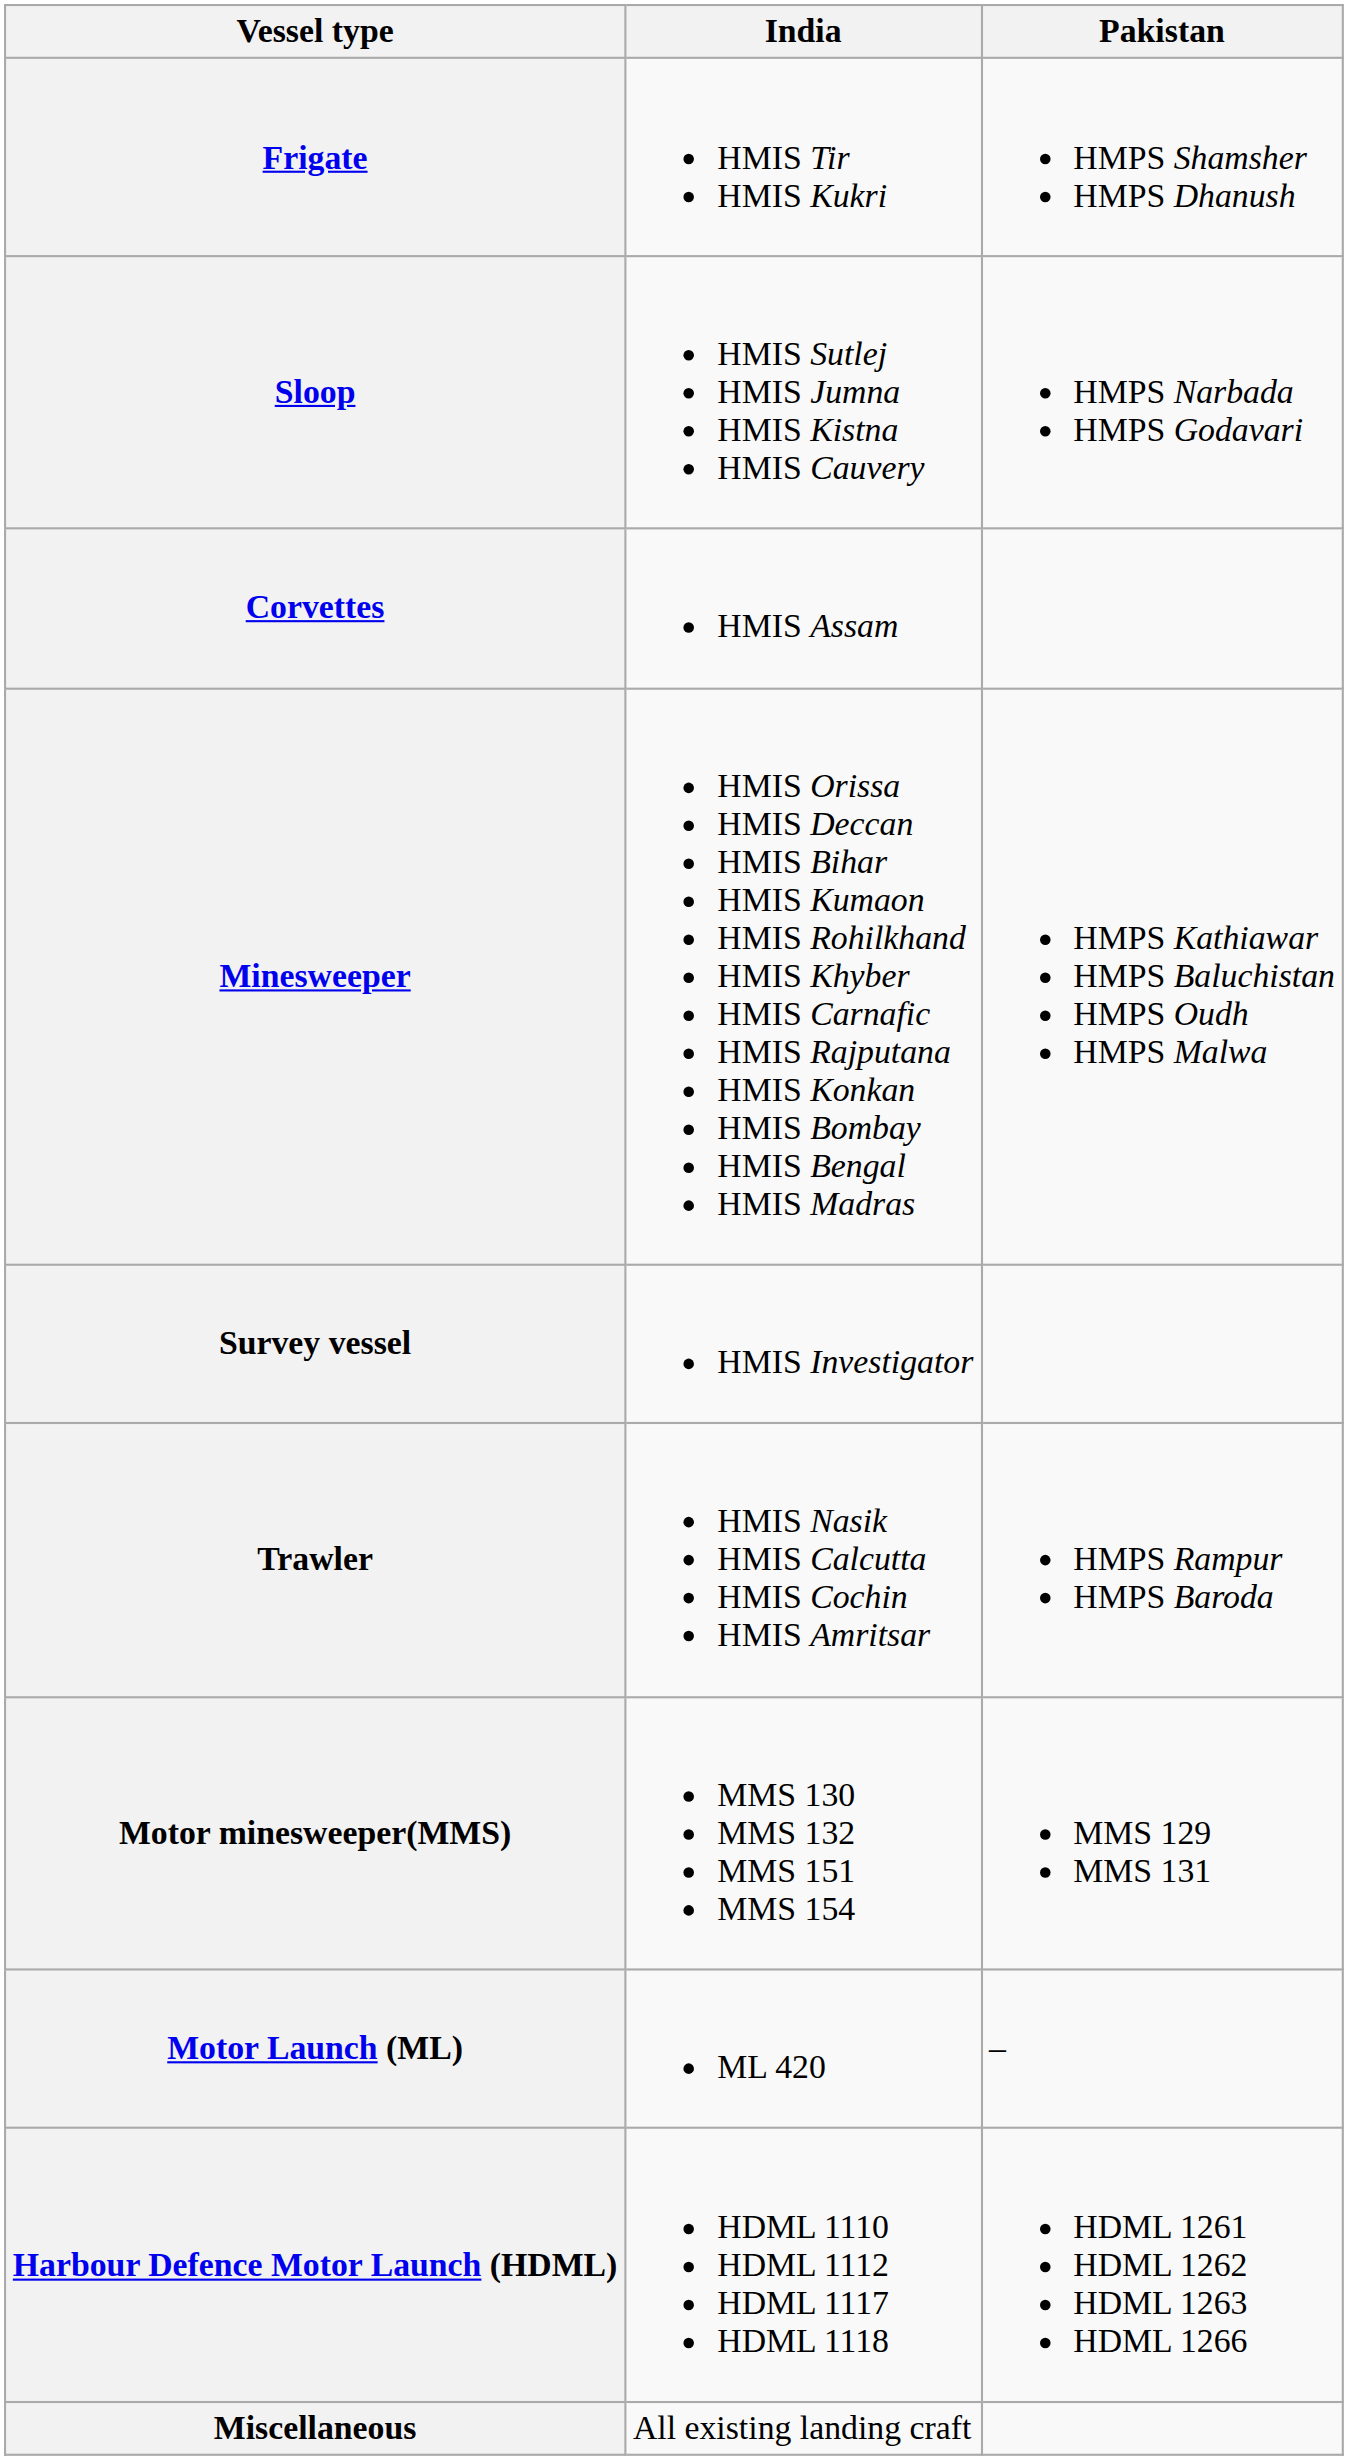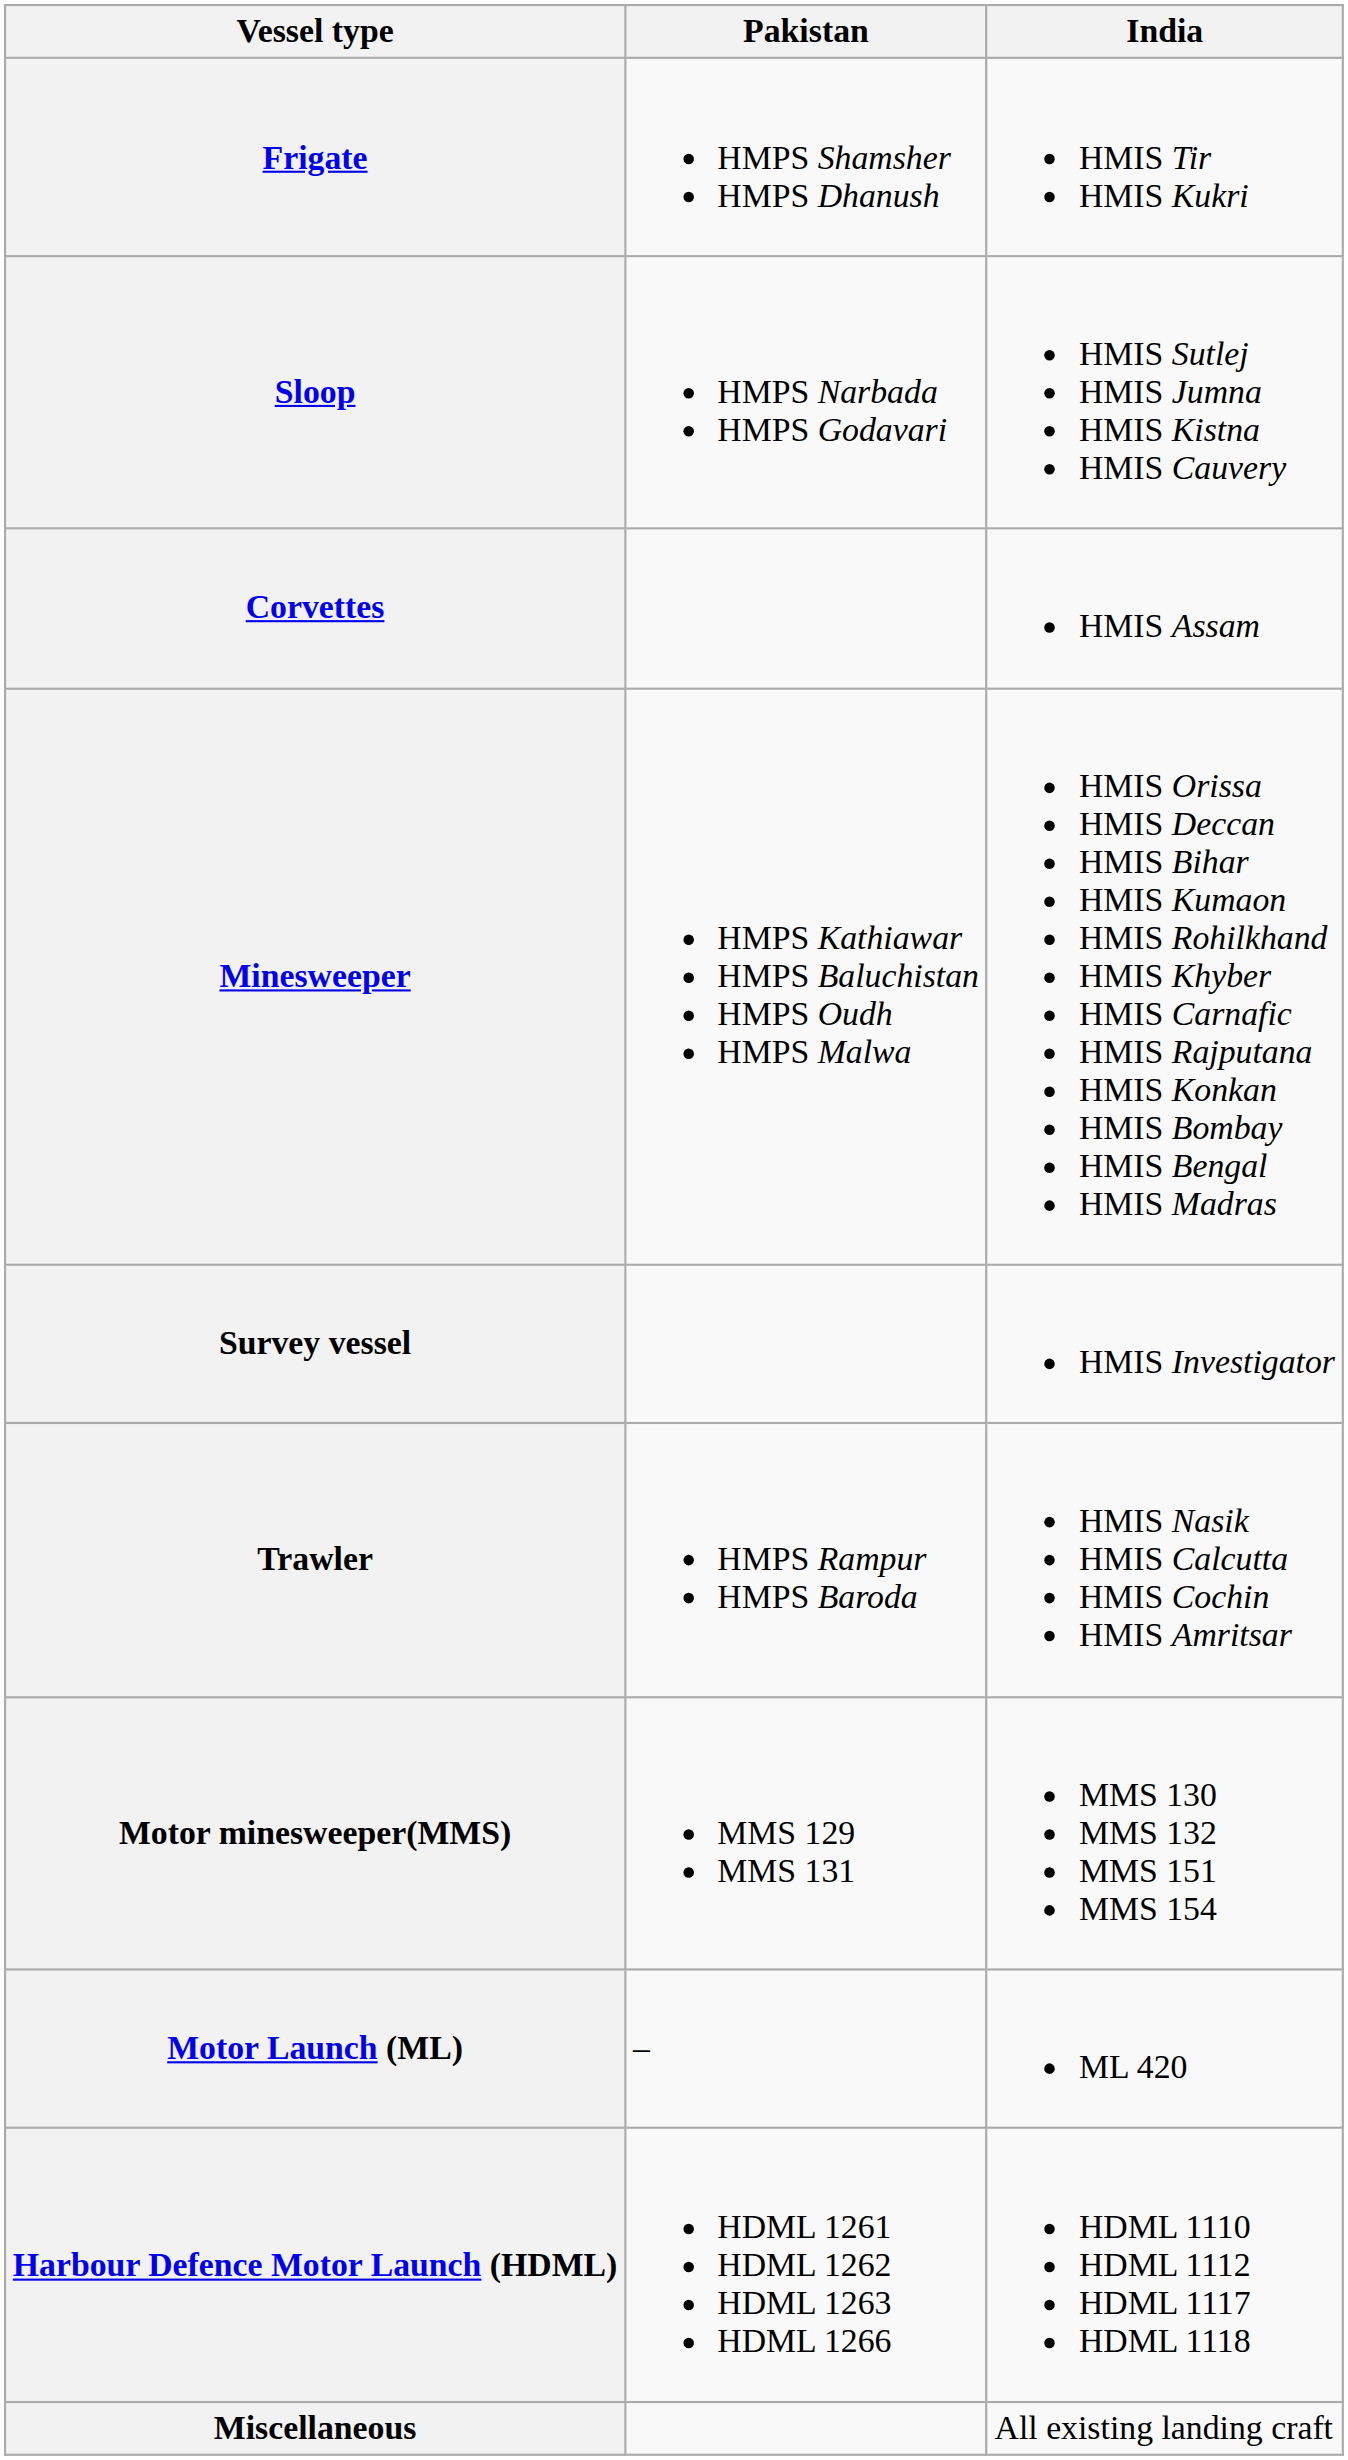columns swapped: (803, 31) <-> (1162, 31)
